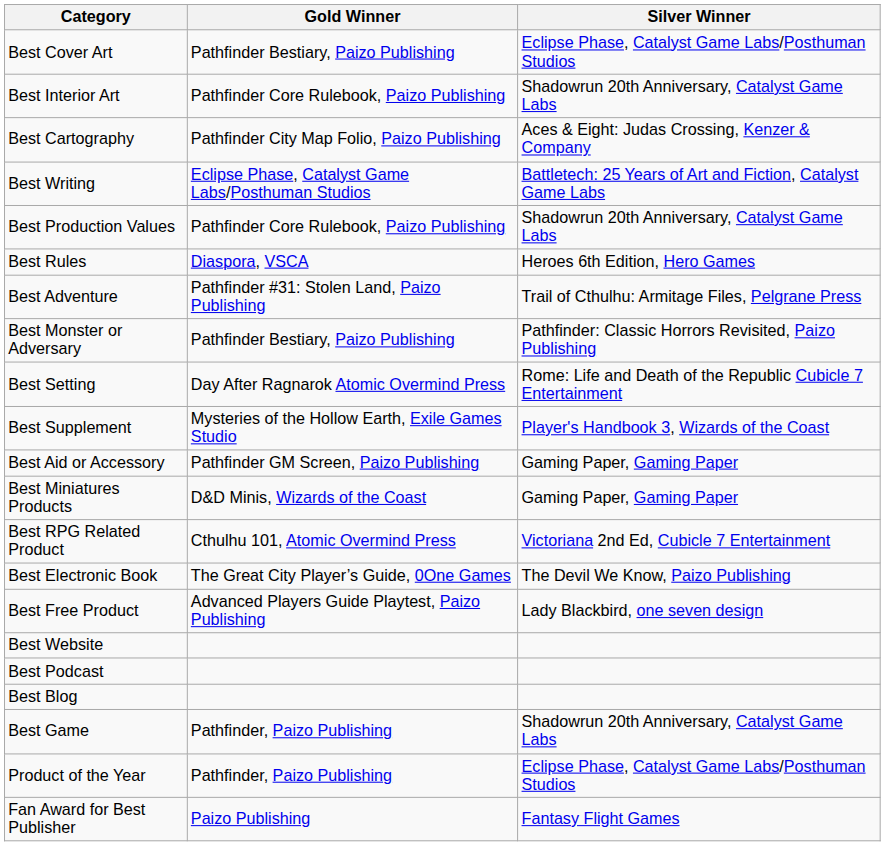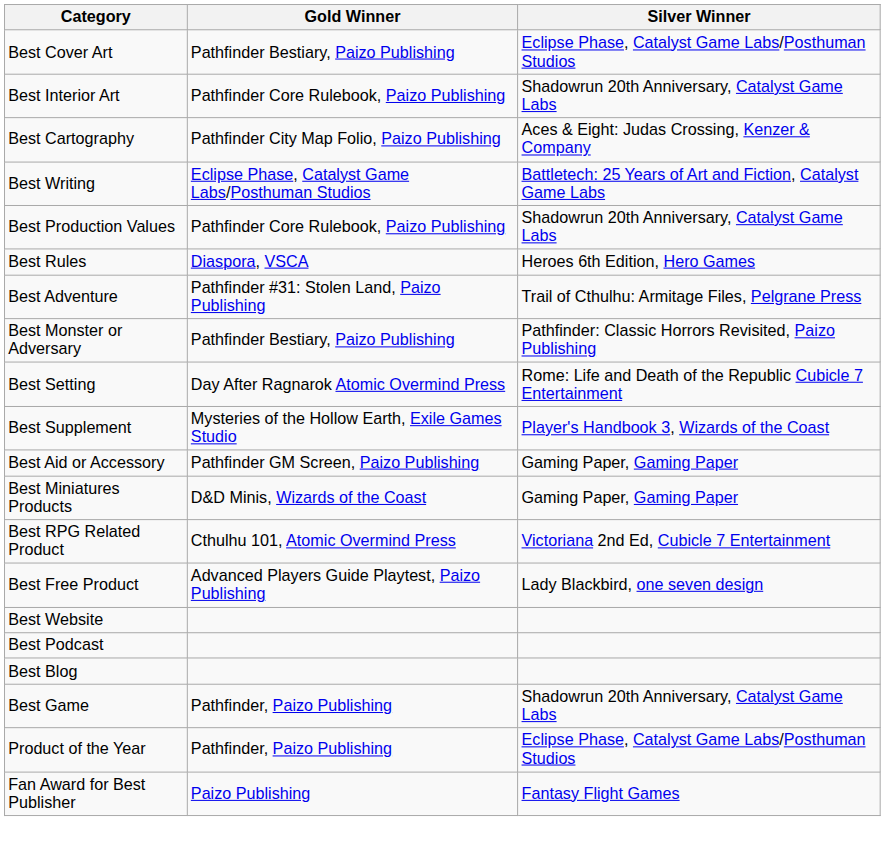- row: (83, 576)
